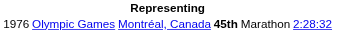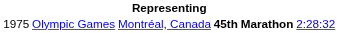(16, 24) 1976 -> (16, 24) 1975
(265, 24) normal -> (267, 24) bold
